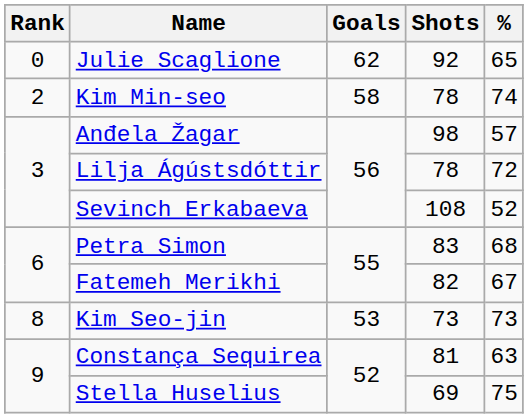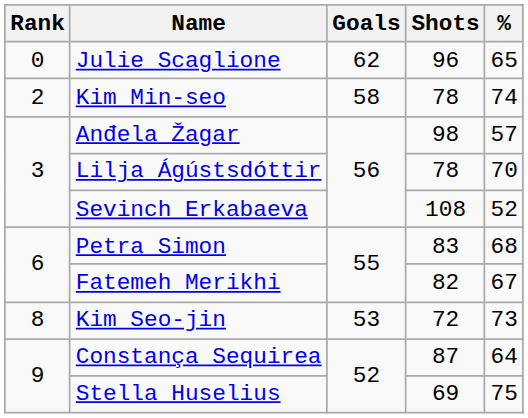(446, 60) 92 -> (446, 60) 96
(504, 172) 72 -> (504, 172) 70
(446, 320) 73 -> (446, 320) 72
(446, 357) 81 -> (446, 357) 87
(504, 357) 63 -> (504, 357) 64
